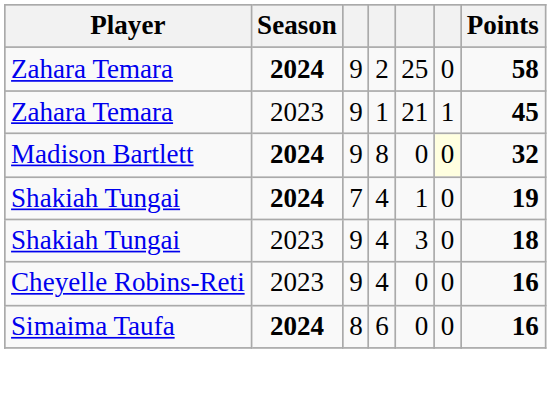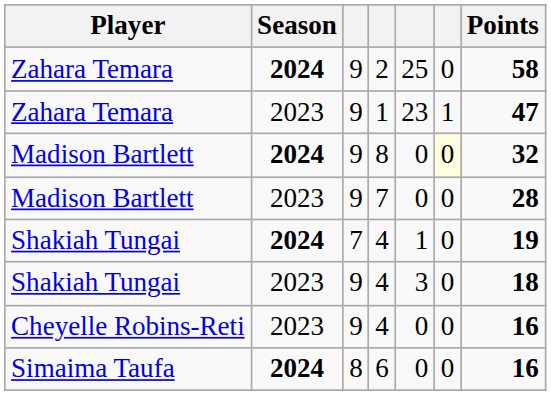(415, 111) 21 -> (415, 111) 23
(525, 111) 45 -> (525, 111) 47
+ row: (102, 197)
